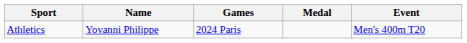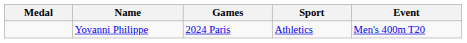columns swapped: (317, 12) <-> (44, 12)
